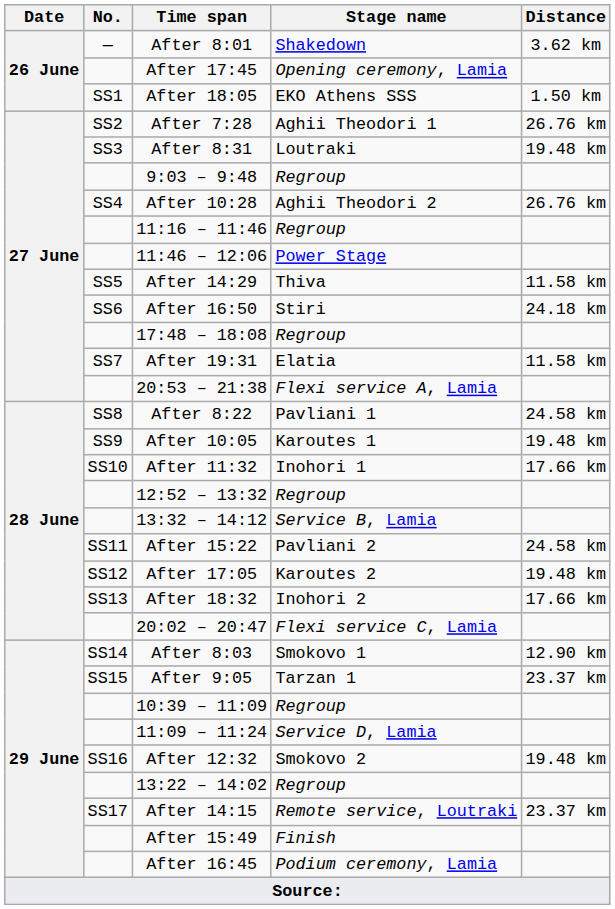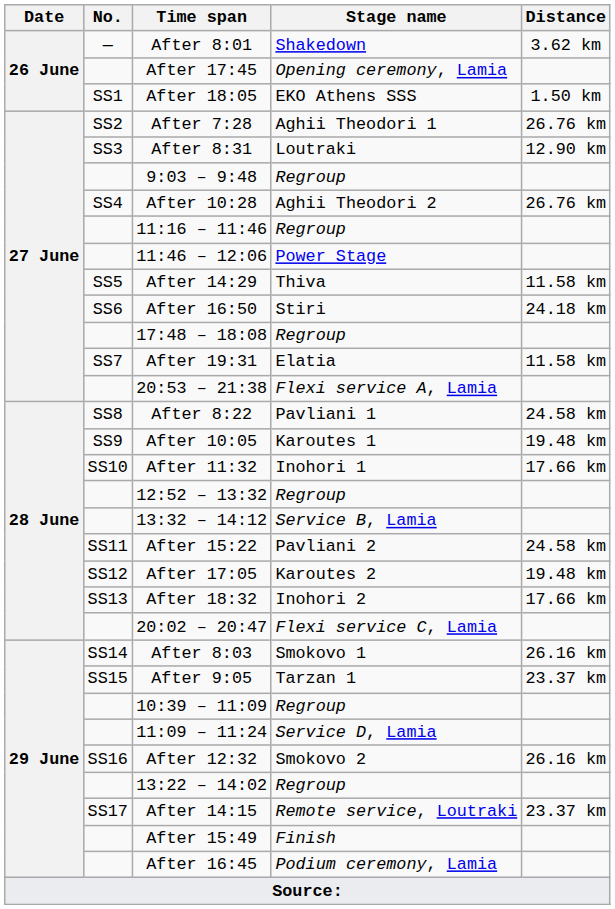(566, 150) 19.48 km -> (566, 150) 12.90 km
(566, 653) 12.90 km -> (566, 653) 26.16 km
(566, 759) 19.48 km -> (566, 759) 26.16 km
